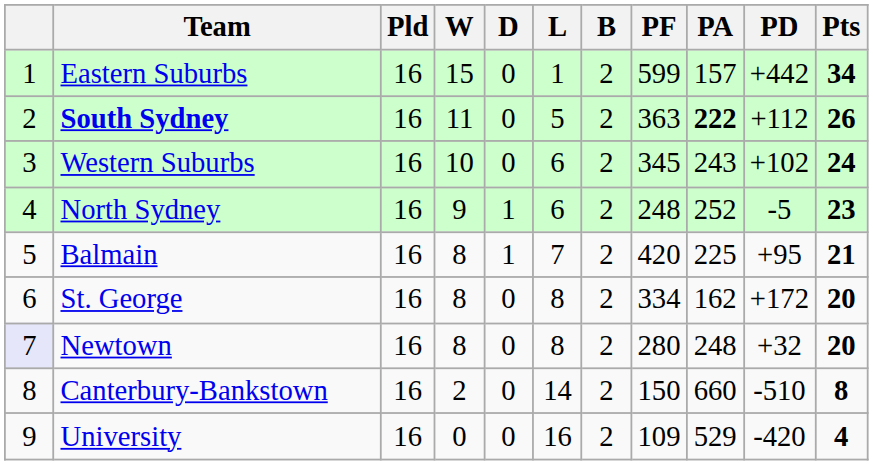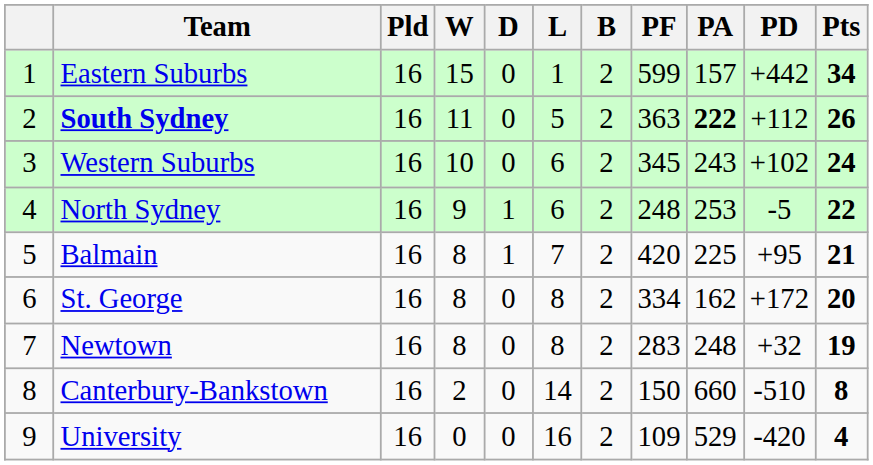(715, 208) 252 -> (715, 208) 253
(841, 208) 23 -> (841, 208) 22
(29, 345) lavender background -> (29, 345) no background
(659, 345) 280 -> (659, 345) 283
(841, 345) 20 -> (841, 345) 19
